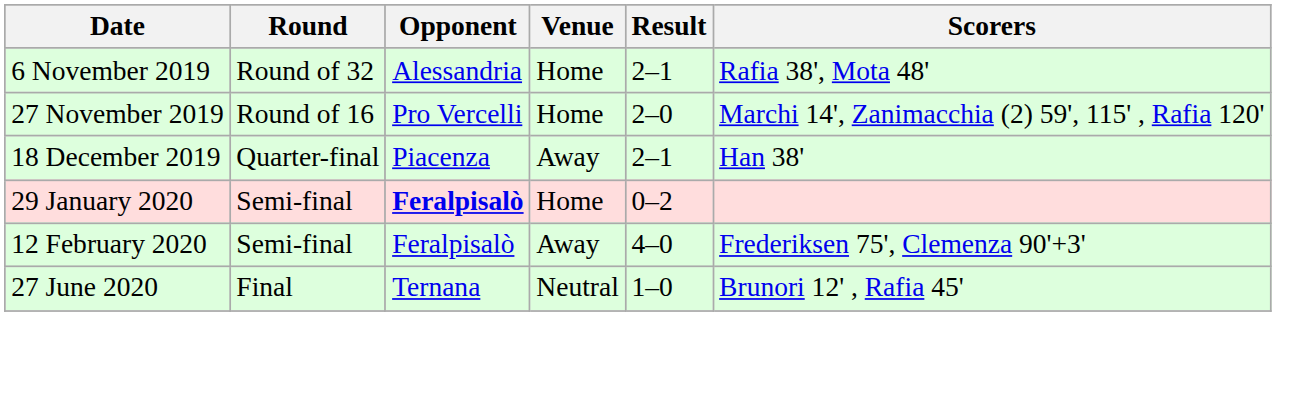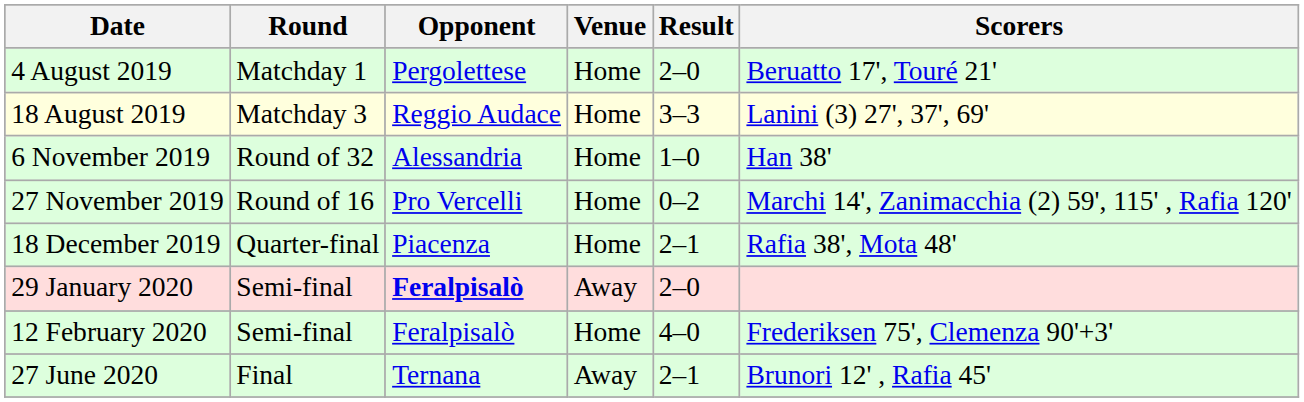+ row: (91, 69)
+ row: (98, 113)
(652, 69) 2–1 -> (679, 157) 1–0
(824, 69) Rafia 38', Mota 48' -> (789, 157) Han 38'
(652, 113) 2–0 -> (679, 200) 0–2
(568, 157) Away -> (607, 244) Home
(762, 157) Han 38' -> (852, 244) Rafia 38', Mota 48'
(570, 200) Home -> (605, 288) Away
(652, 200) 0–2 -> (679, 288) 2–0
(568, 244) Away -> (607, 331) Home
(578, 288) Neutral -> (605, 375) Away
(652, 288) 1–0 -> (679, 375) 2–1
